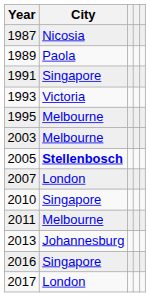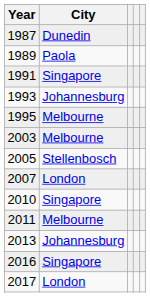(63, 35) Nicosia -> (66, 35) Dunedin
(64, 96) Victoria -> (83, 96) Johannesburg
(83, 158) bold -> (79, 158) normal
